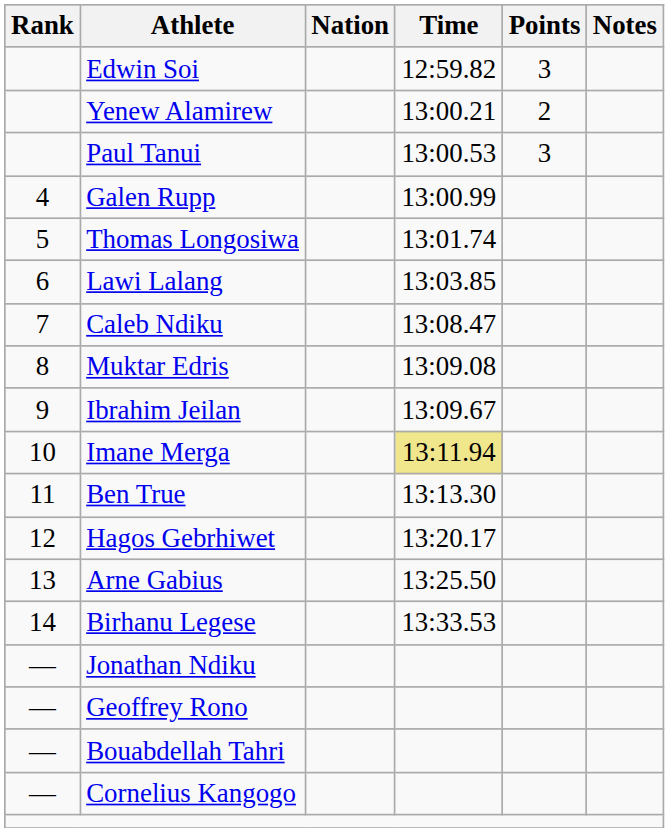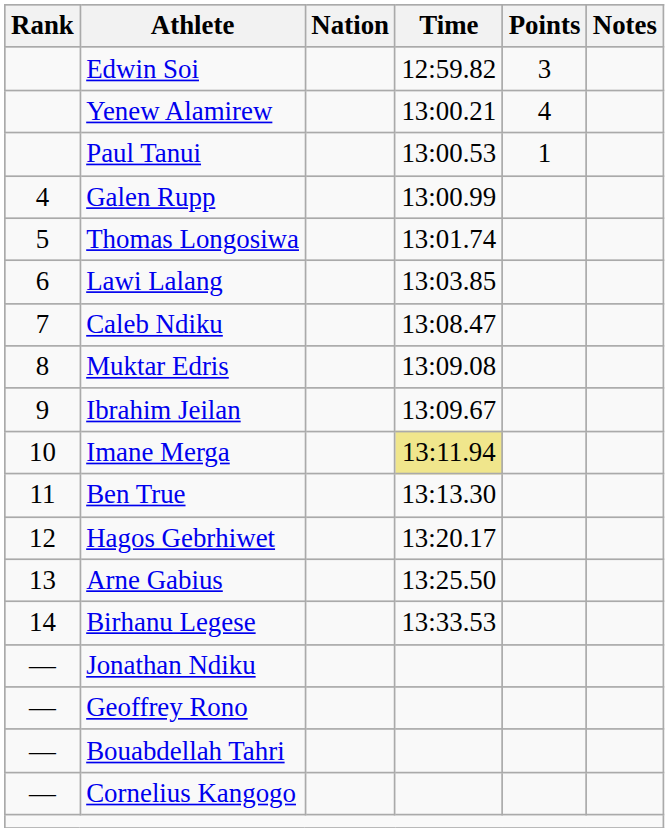(544, 111) 2 -> (544, 111) 4
(544, 153) 3 -> (544, 153) 1
